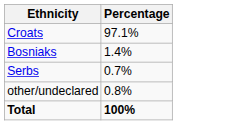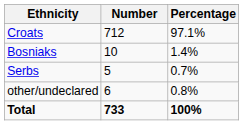+ column: (134, 14)
